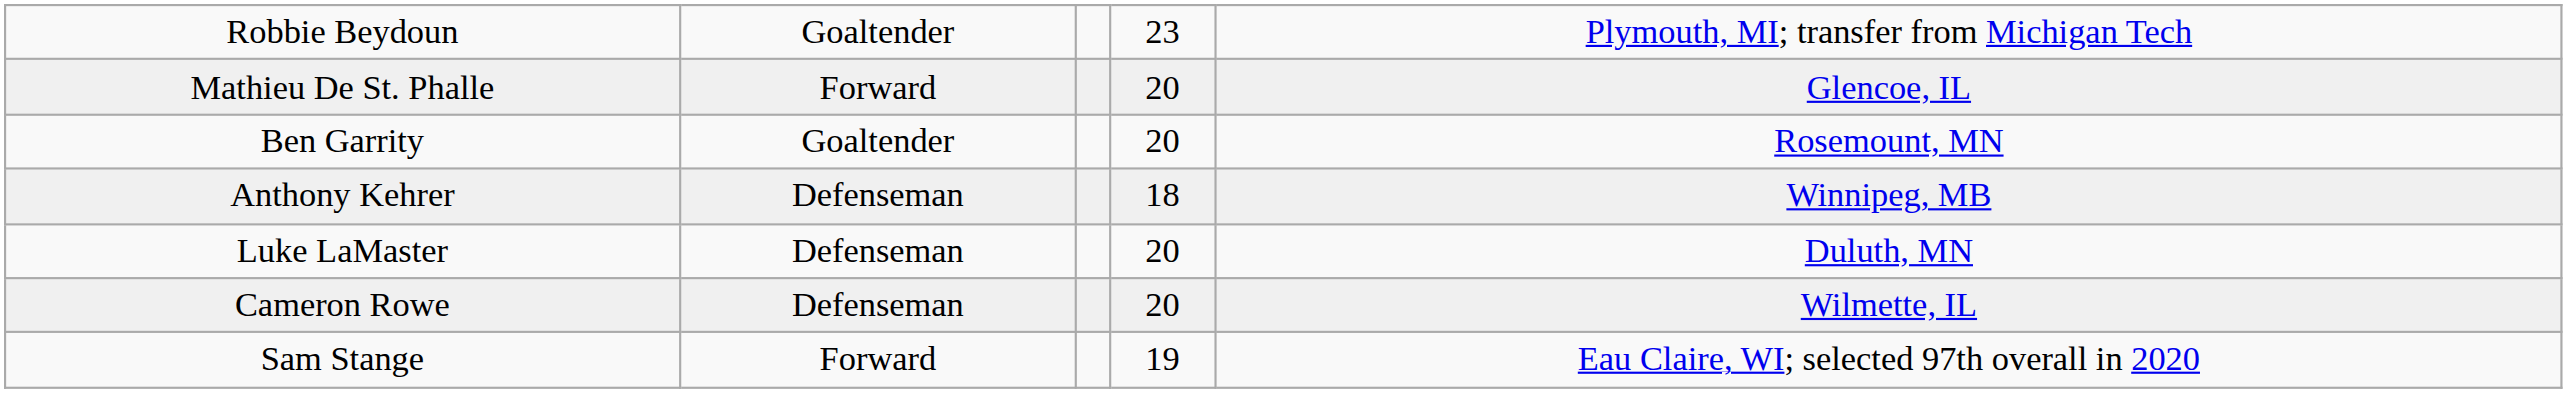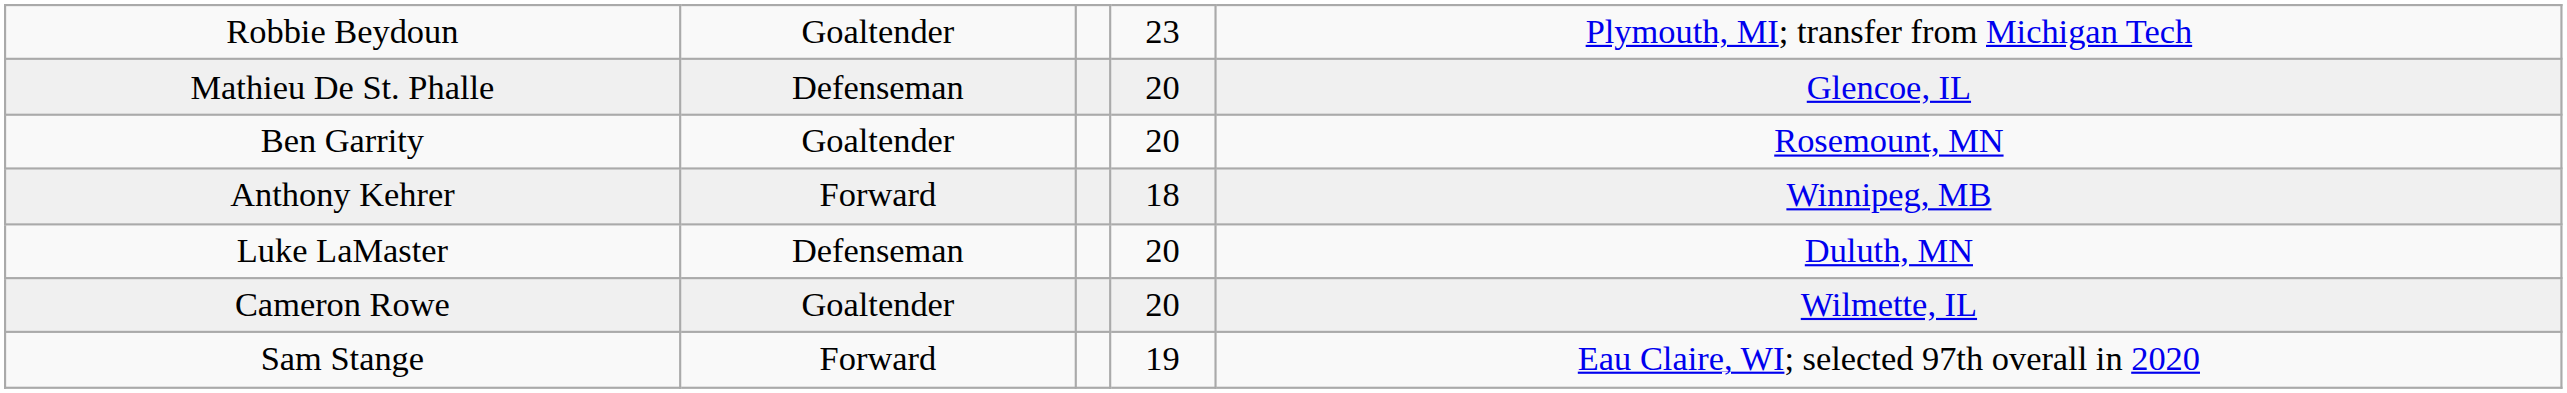(878, 86) Forward -> (878, 86) Defenseman
(878, 195) Defenseman -> (878, 195) Forward
(878, 304) Defenseman -> (878, 304) Goaltender
